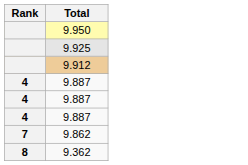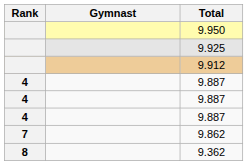+ column: (113, 13)
